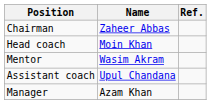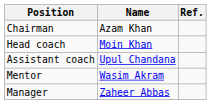(135, 28) Zaheer Abbas -> (126, 28) Azam Khan
rows swapped: (51, 76) <-> (24, 60)
(126, 92) Azam Khan -> (135, 92) Zaheer Abbas
